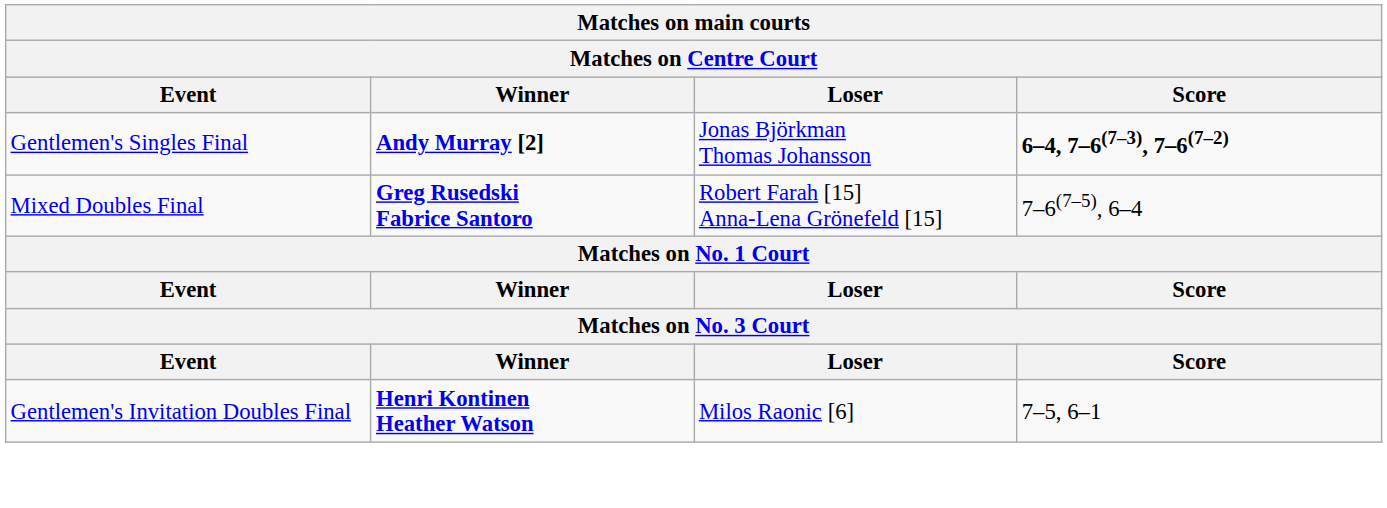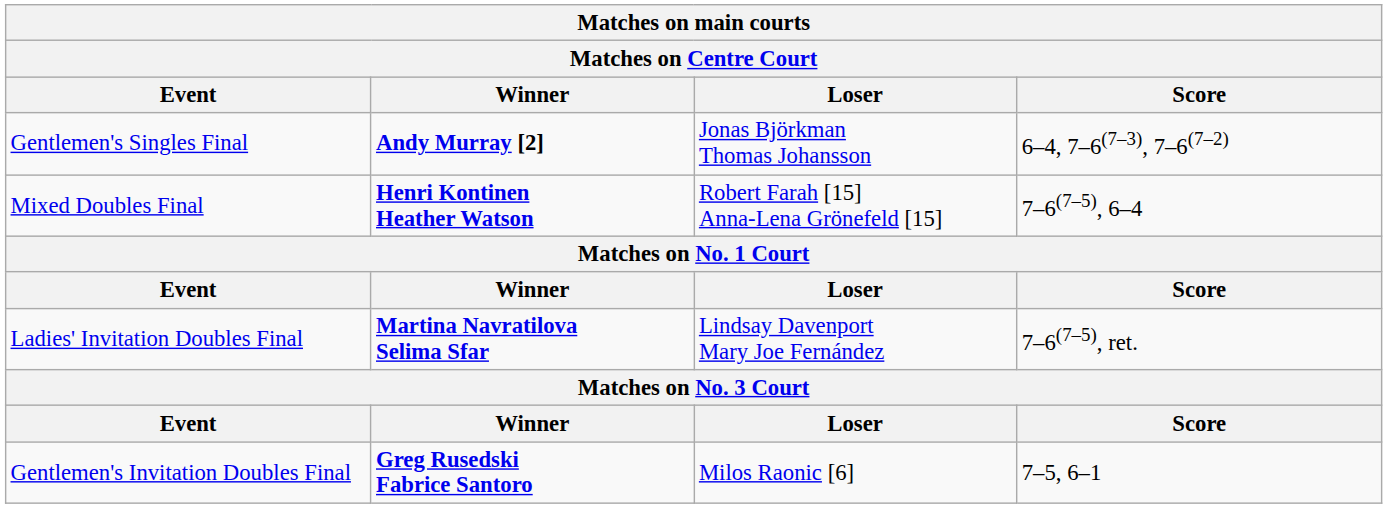(1125, 143) bold -> (1125, 143) normal
(454, 204) Greg Rusedski Fabrice Santoro -> (455, 204) Henri Kontinen Heather Watson
+ row: (157, 338)
(455, 410) Henri Kontinen Heather Watson -> (454, 472) Greg Rusedski Fabrice Santoro
